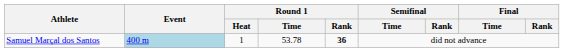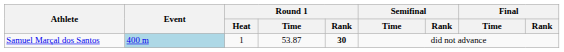(292, 41) 53.78 -> (292, 41) 53.87
(342, 41) 36 -> (342, 41) 30
